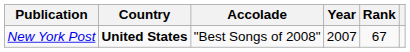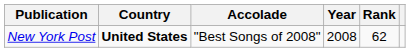(342, 36) 2007 -> (342, 36) 2008
(379, 36) 67 -> (379, 36) 62
